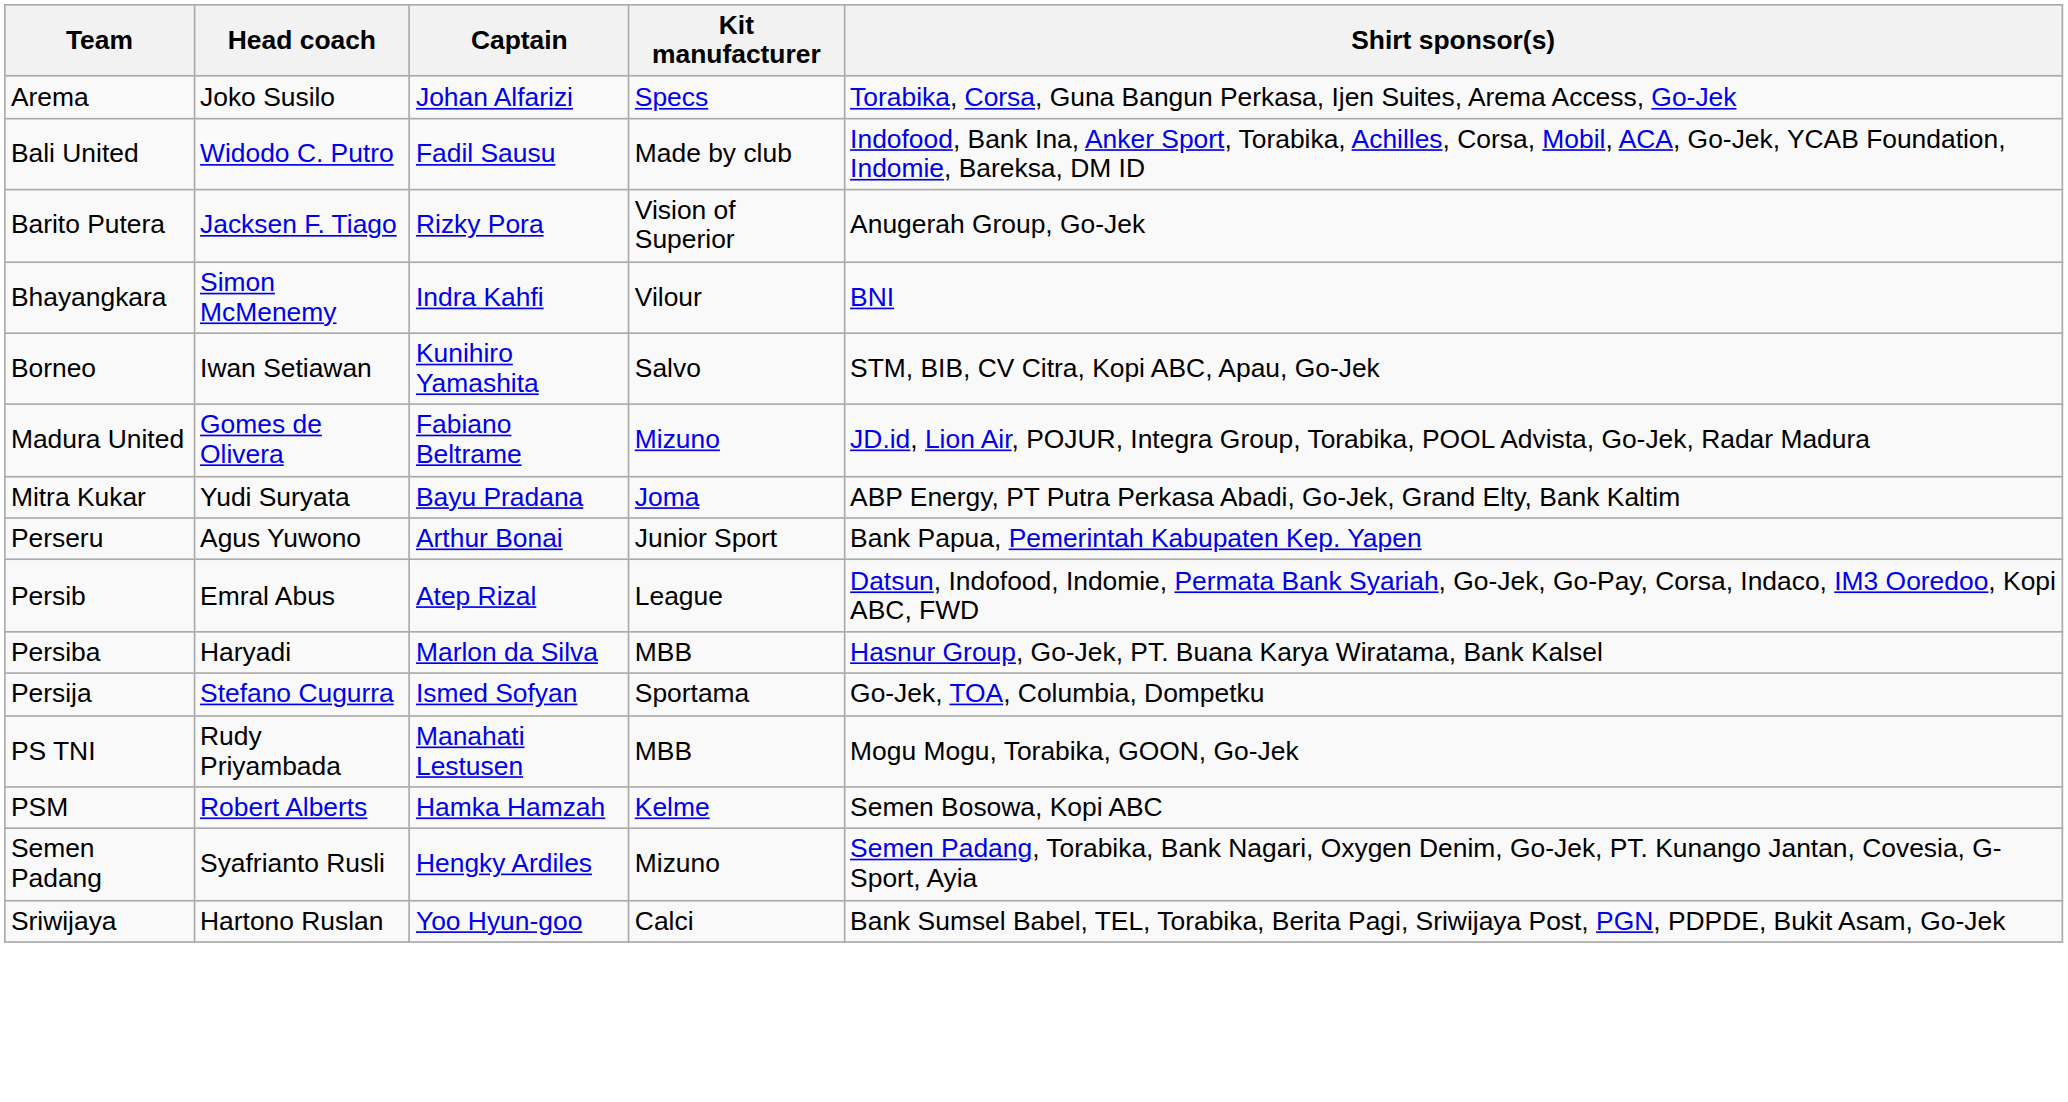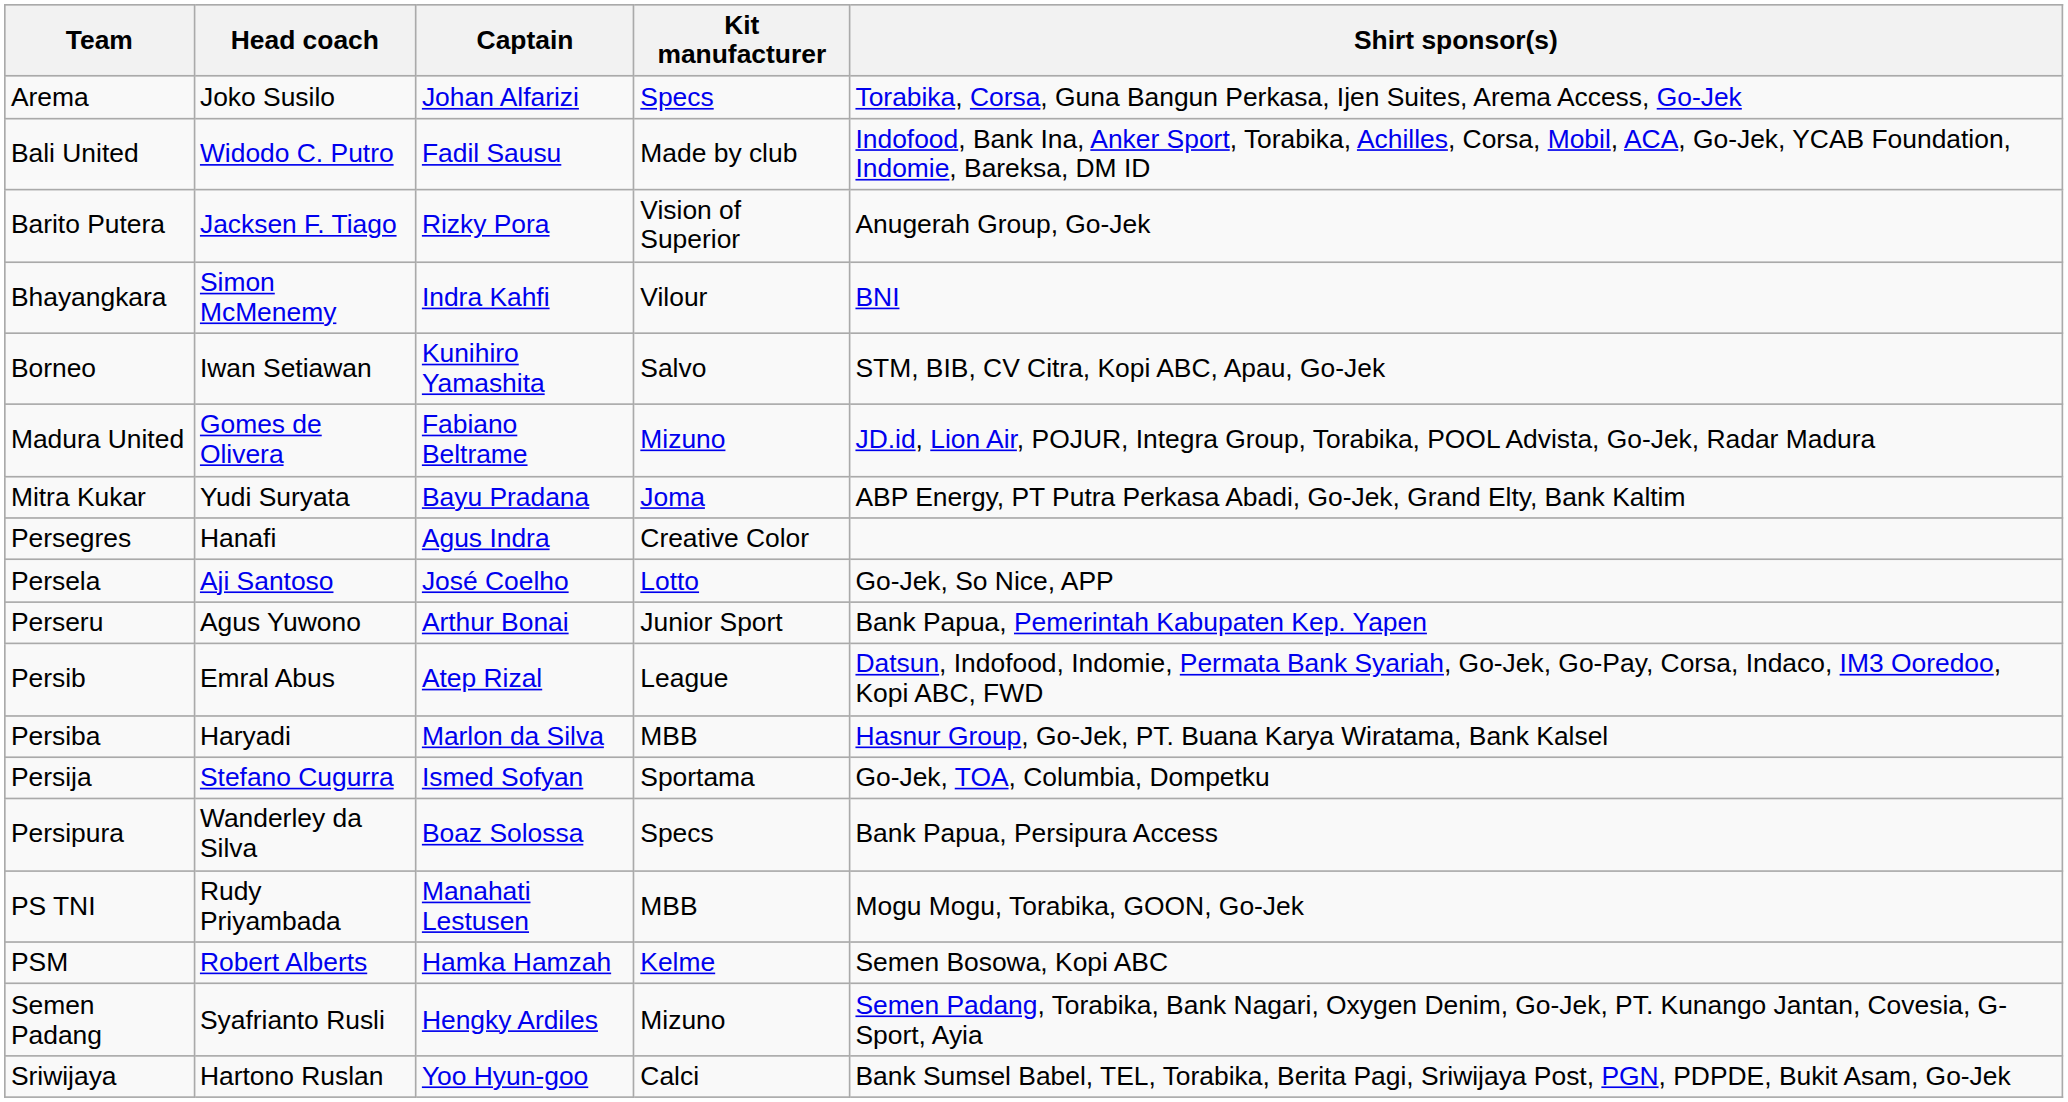+ row: (71, 538)
+ row: (56, 580)
+ row: (67, 834)
